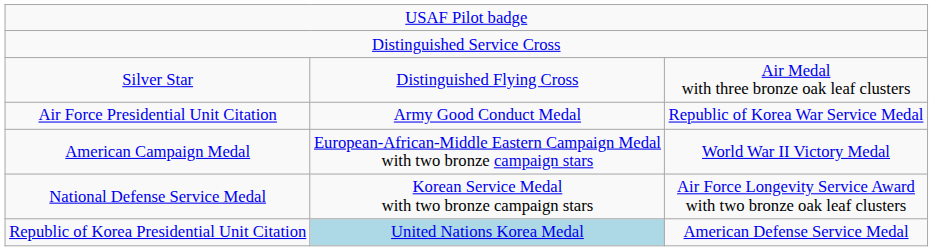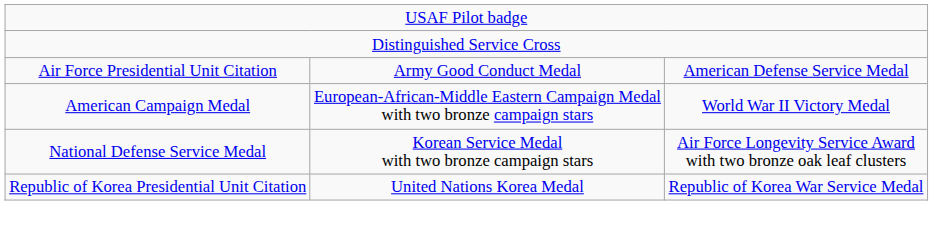- row: (158, 79)
(796, 115) Republic of Korea War Service Medal -> (796, 70) American Defense Service Medal
(487, 232) lightblue background -> (487, 187) no background
(796, 232) American Defense Service Medal -> (796, 187) Republic of Korea War Service Medal
